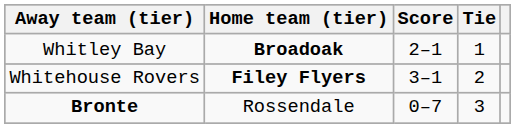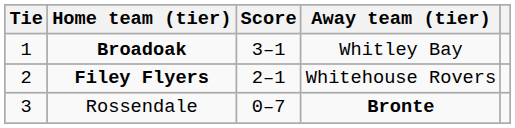columns swapped: (479, 20) <-> (105, 20)
(425, 49) 2–1 -> (269, 49) 3–1
(425, 78) 3–1 -> (269, 78) 2–1
